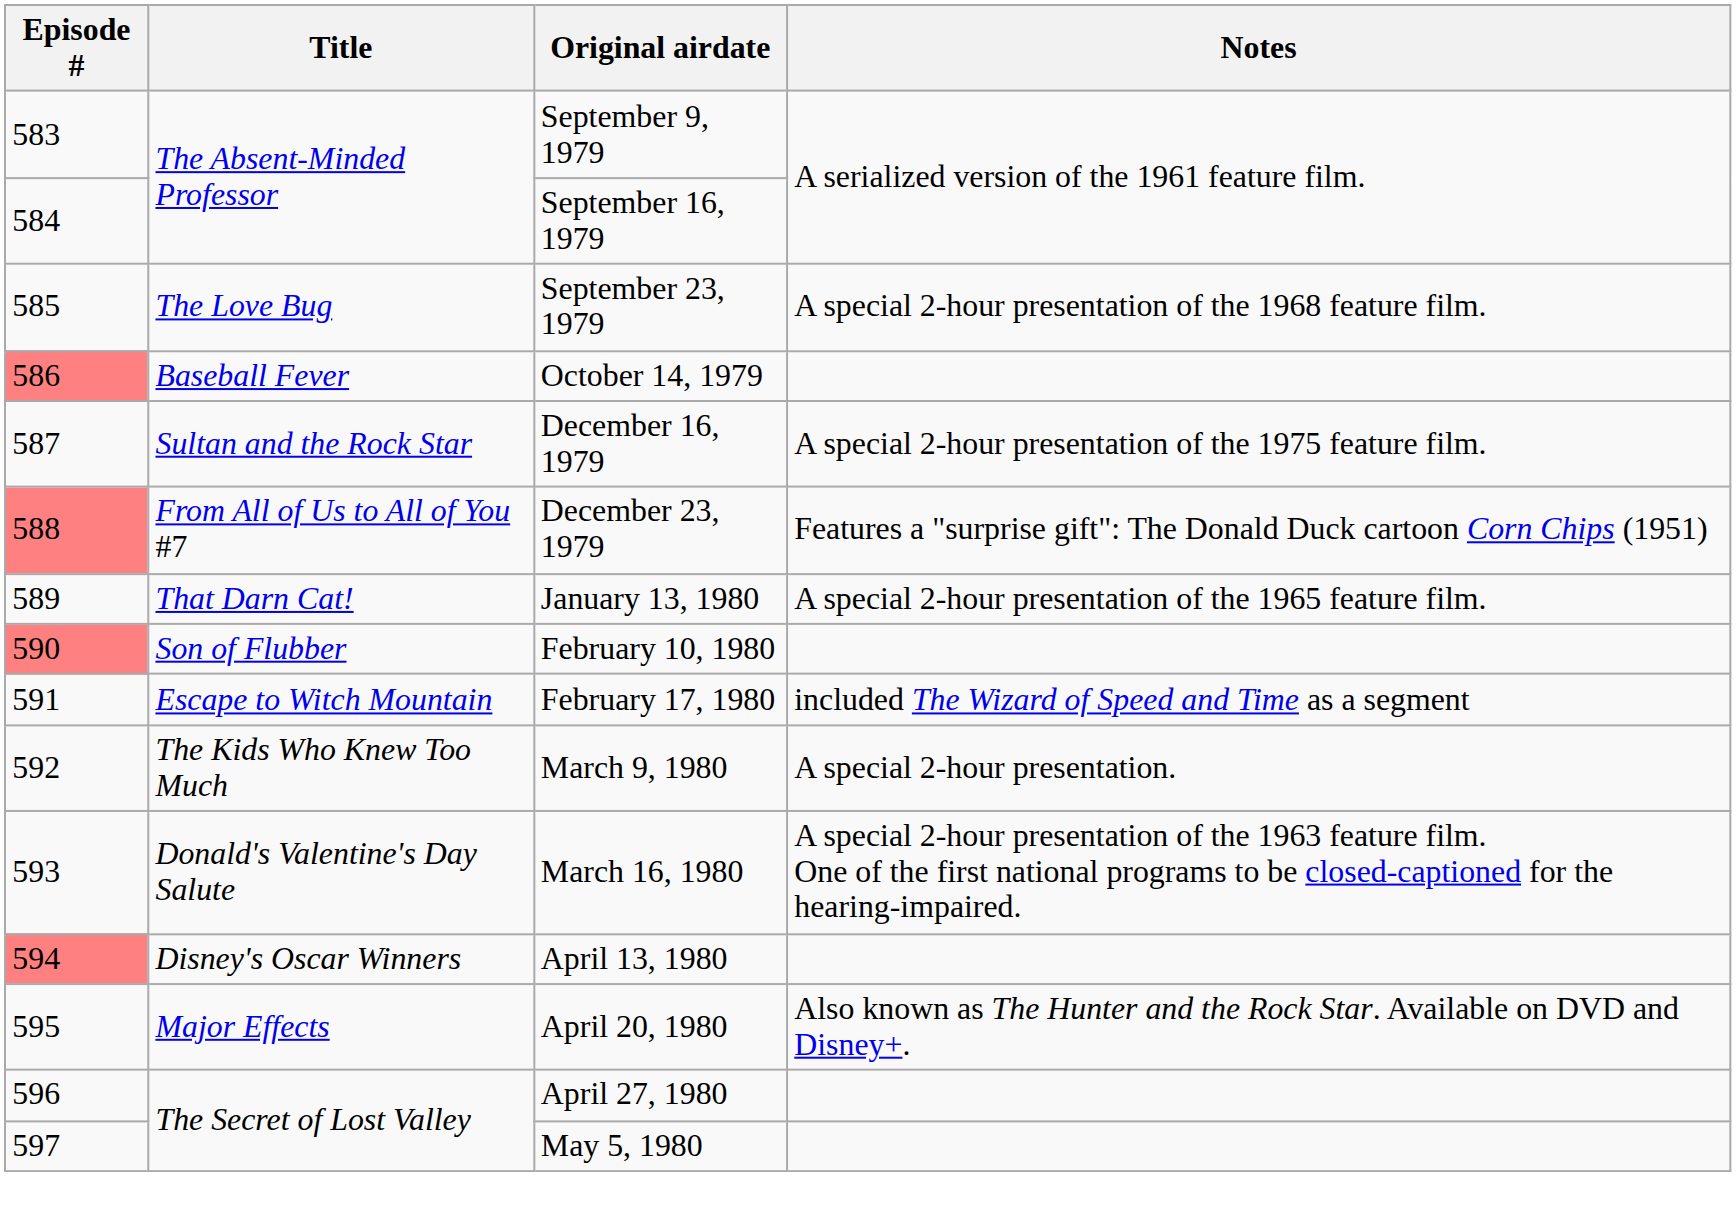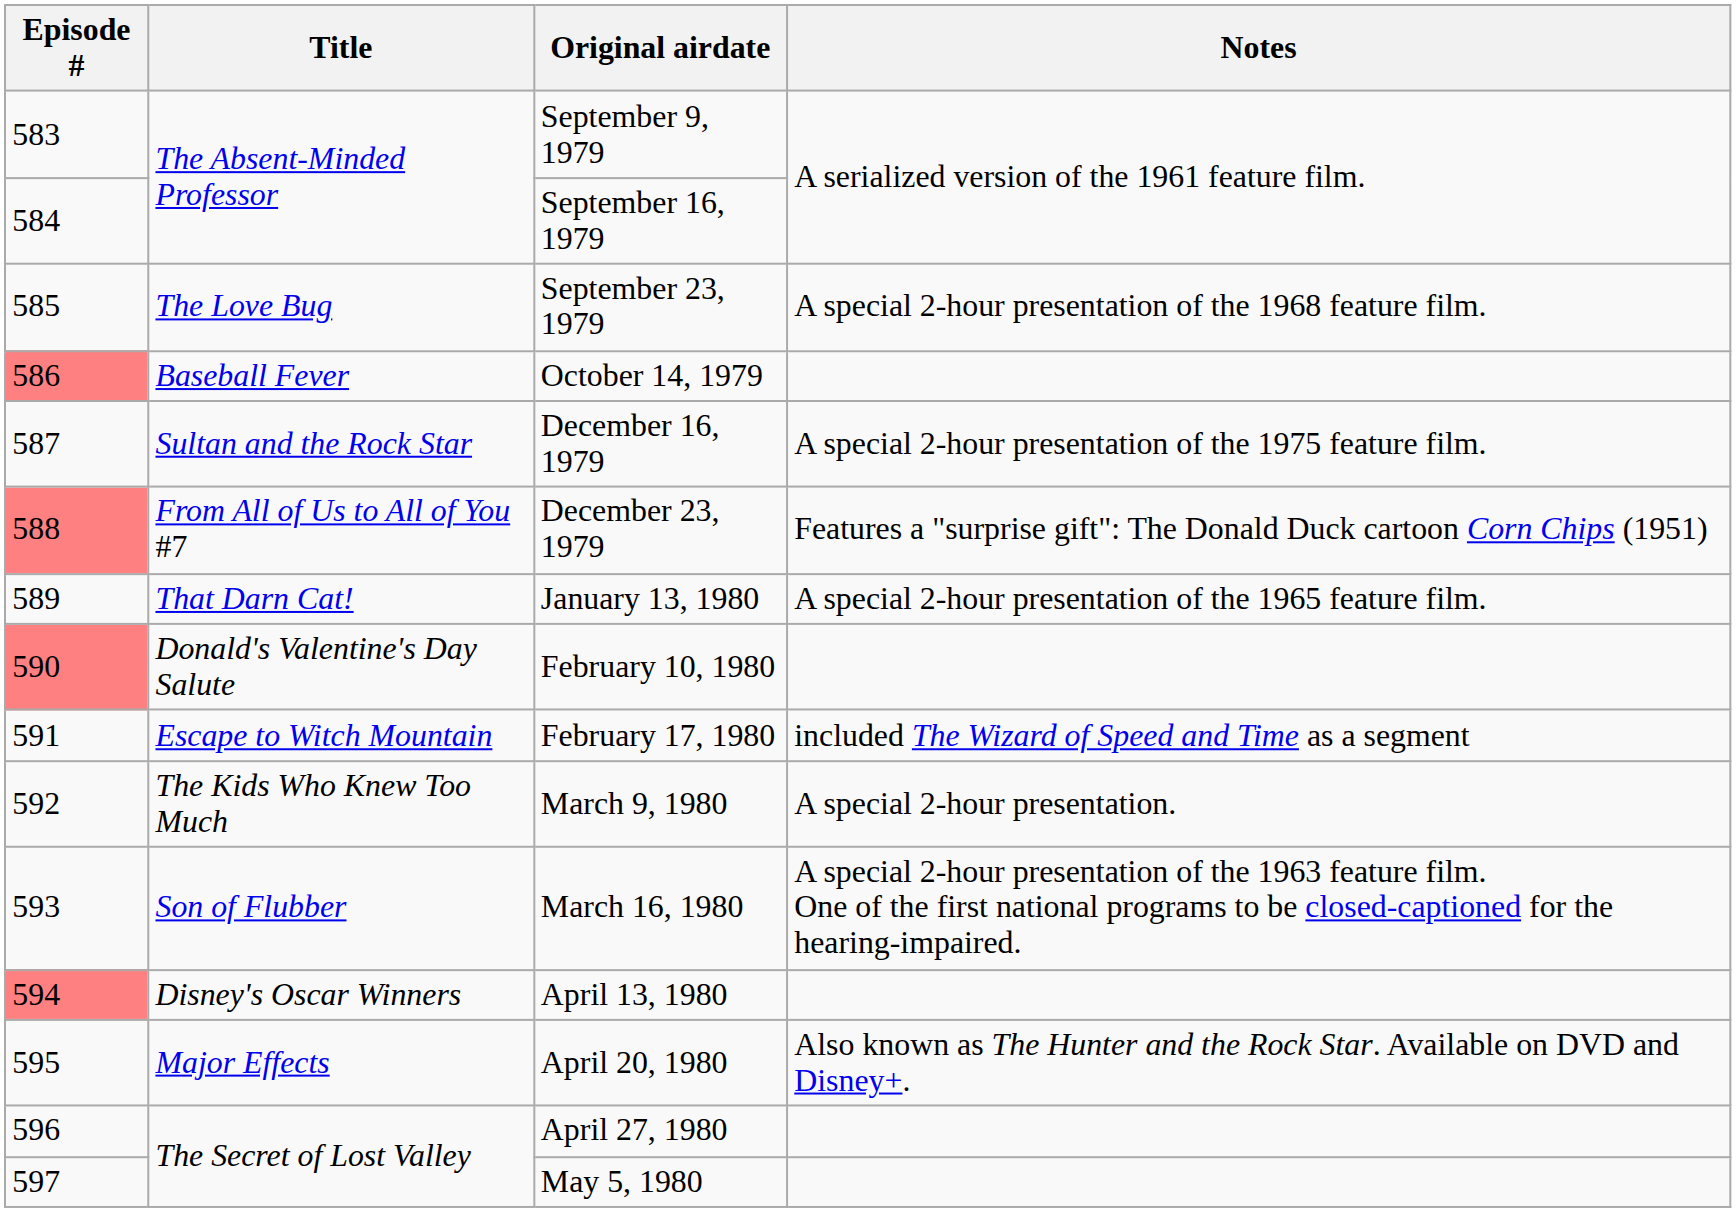(251, 648) Son of Flubber -> (316, 666) Donald's Valentine's Day Salute
(316, 871) Donald's Valentine's Day Salute -> (251, 907) Son of Flubber
